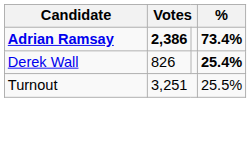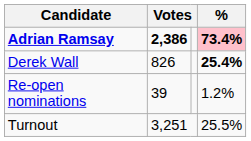(222, 39) no background -> (222, 39) pink background
+ row: (47, 93)
